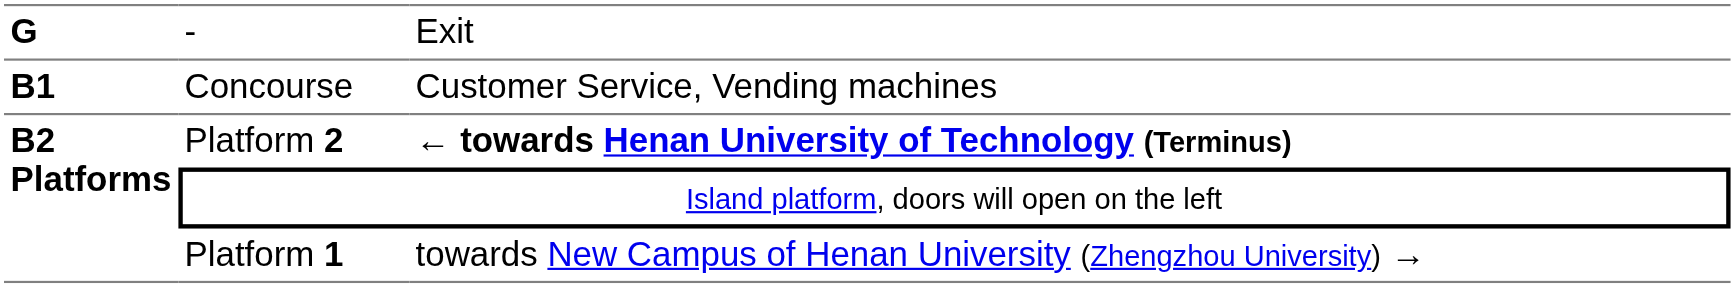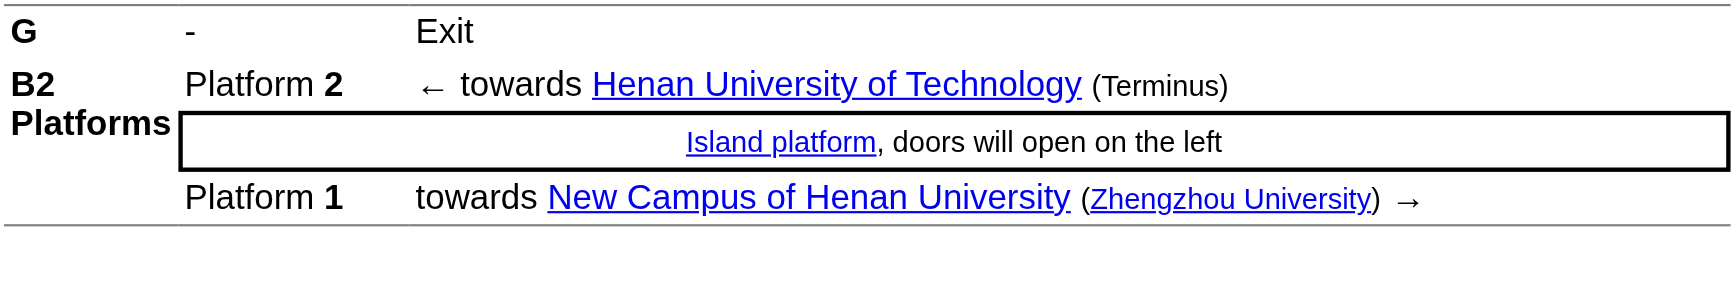- row: (269, 86)
(854, 140) bold -> (822, 84) normal
